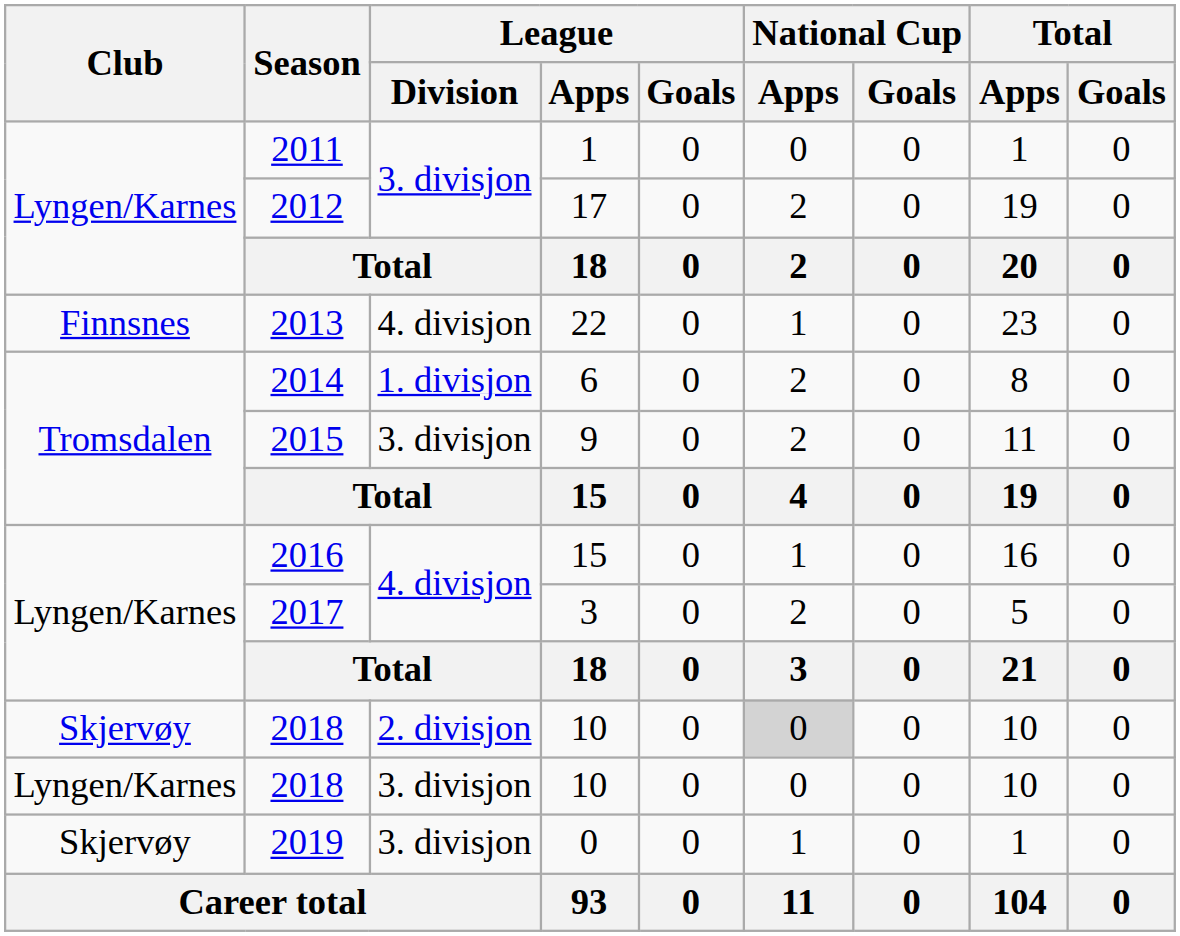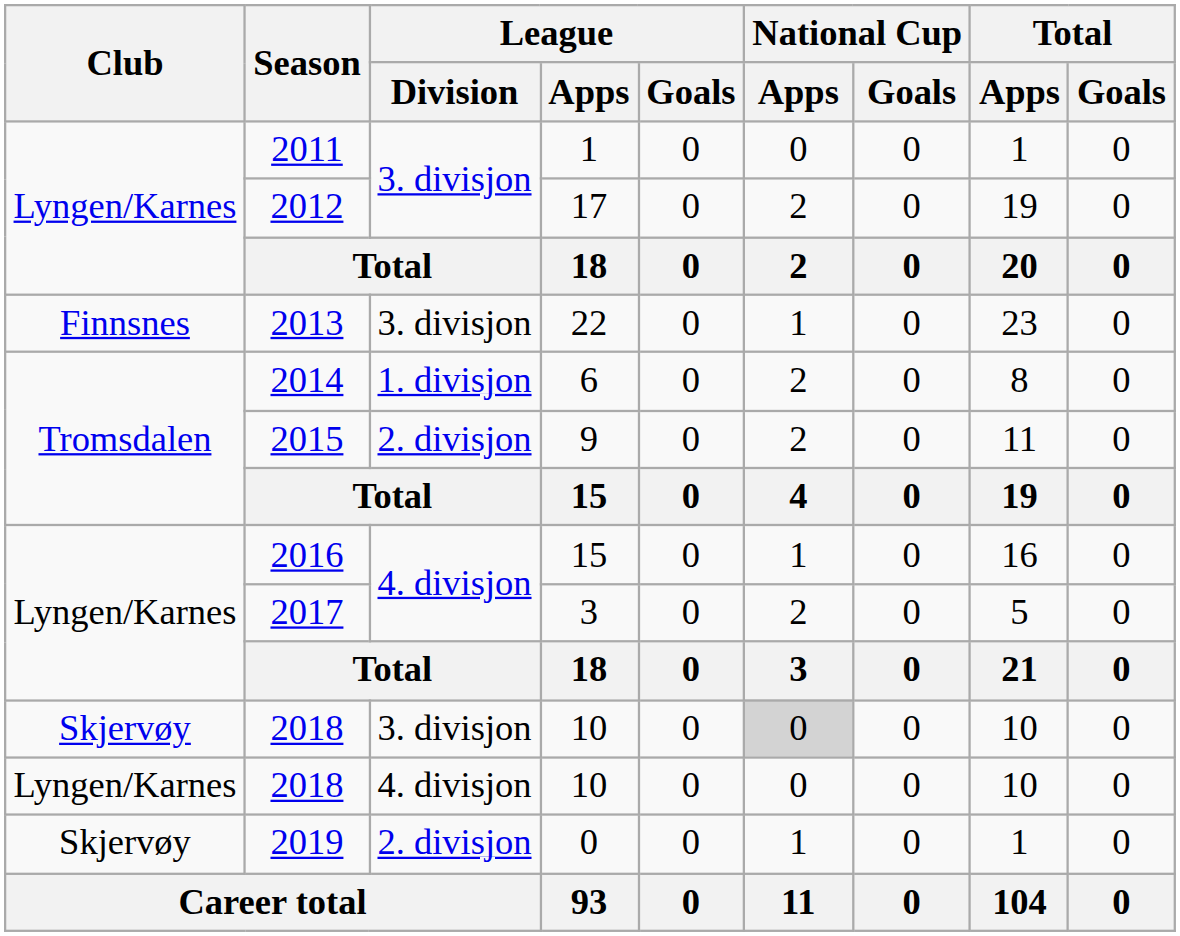(455, 322) 4. divisjon -> (455, 322) 3. divisjon
(455, 438) 3. divisjon -> (455, 438) 2. divisjon
(455, 727) 2. divisjon -> (455, 727) 3. divisjon
(455, 785) 3. divisjon -> (455, 785) 4. divisjon
(455, 843) 3. divisjon -> (455, 843) 2. divisjon
